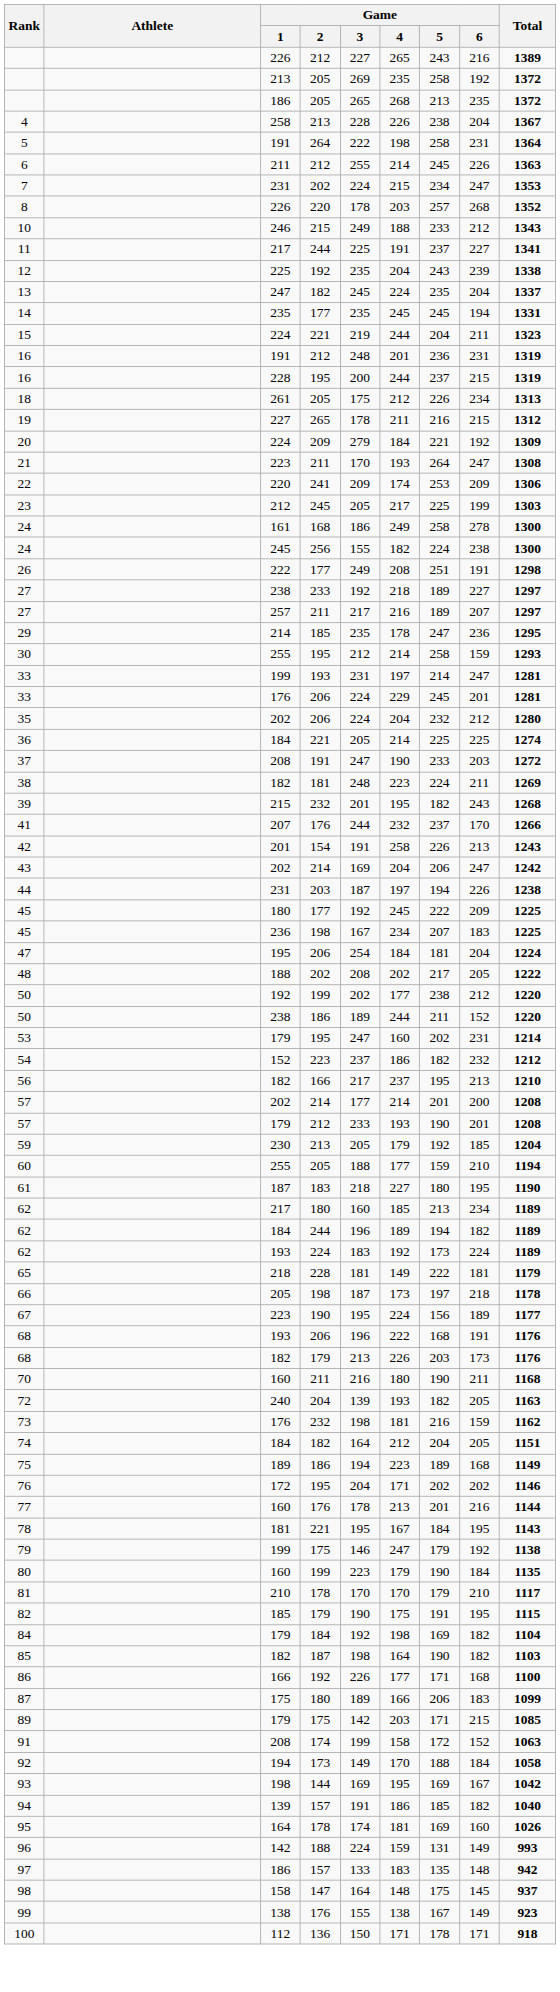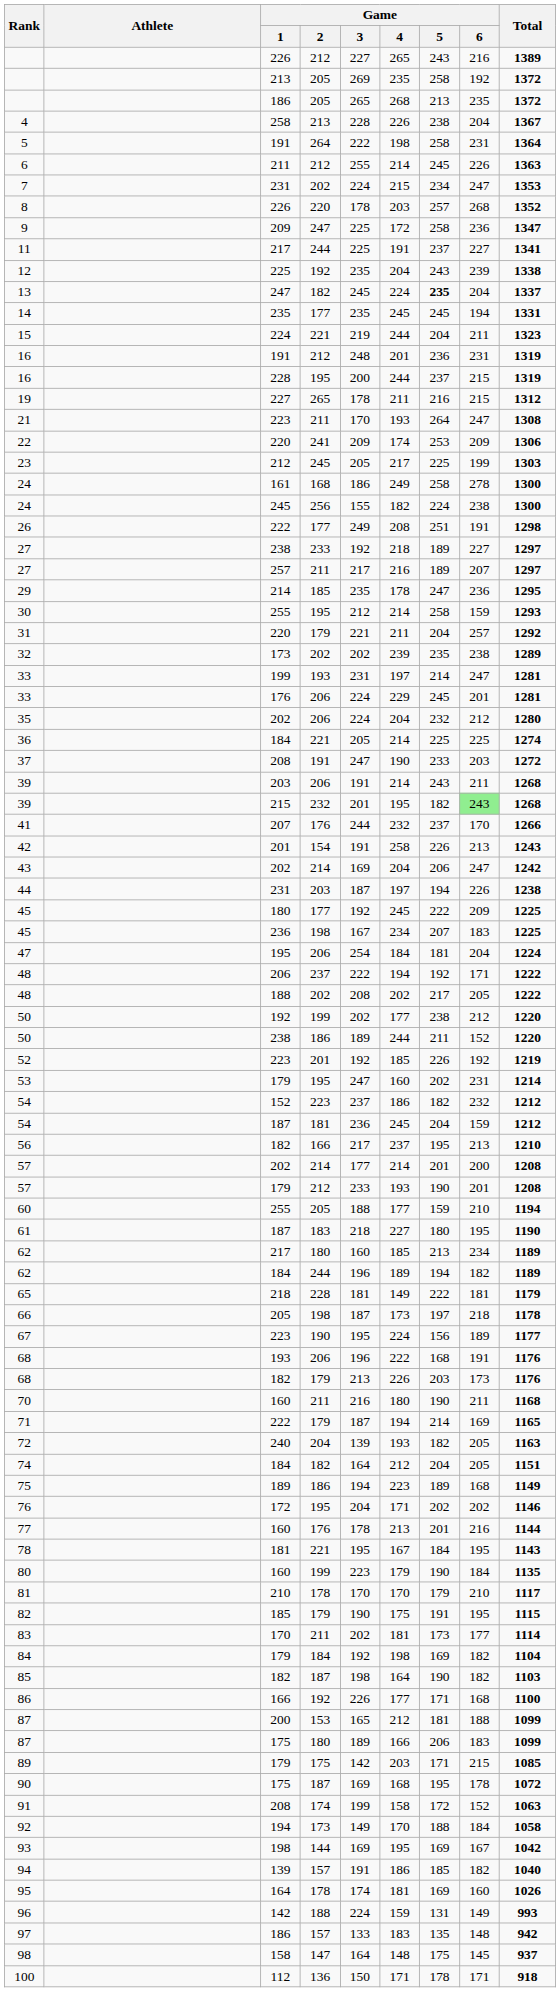+ row: (24, 228)
- row: (24, 228)
(439, 292) normal -> (439, 292) bold
- row: (24, 398)
- row: (24, 441)
+ row: (24, 633)
+ row: (24, 654)
- row: (24, 782)
+ row: (24, 782)
(479, 803) no background -> (479, 803) lightgreen background
+ row: (24, 974)
+ row: (24, 1059)
+ row: (24, 1123)
- row: (24, 1144)
- row: (24, 1251)
+ row: (24, 1421)
- row: (24, 1421)
- row: (24, 1549)
+ row: (24, 1635)
+ row: (24, 1720)
+ row: (24, 1784)
- row: (24, 1912)
